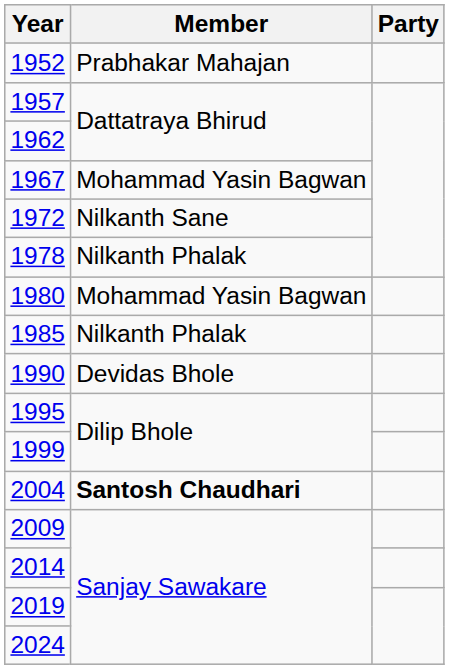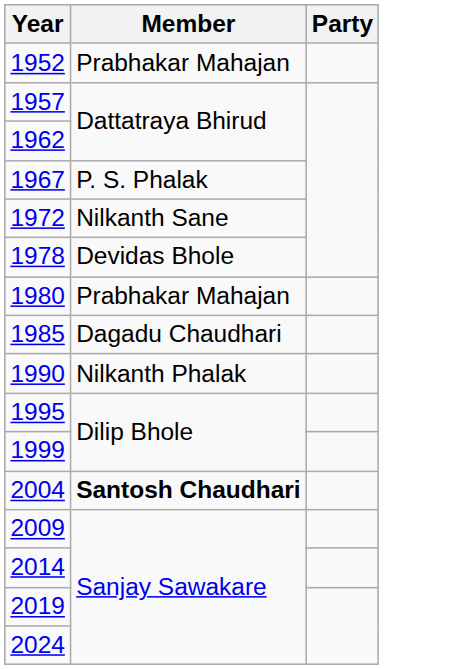(221, 179) Mohammad Yasin Bagwan -> (142, 179) P. S. Phalak
(161, 256) Nilkanth Phalak -> (155, 256) Devidas Bhole
(221, 295) Mohammad Yasin Bagwan -> (183, 295) Prabhakar Mahajan
(161, 334) Nilkanth Phalak -> (179, 334) Dagadu Chaudhari
(155, 373) Devidas Bhole -> (161, 373) Nilkanth Phalak
